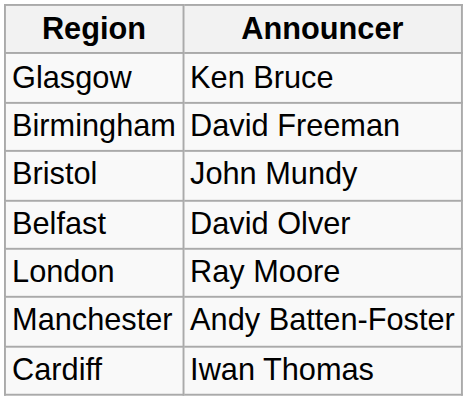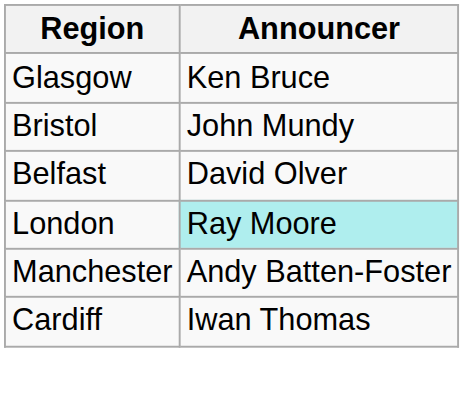- row: (94, 126)
(265, 272) no background -> (262, 223) paleturquoise background
